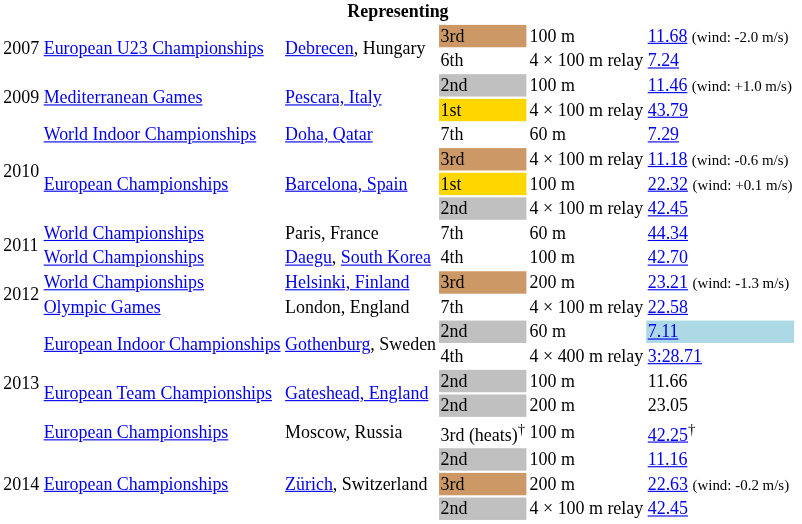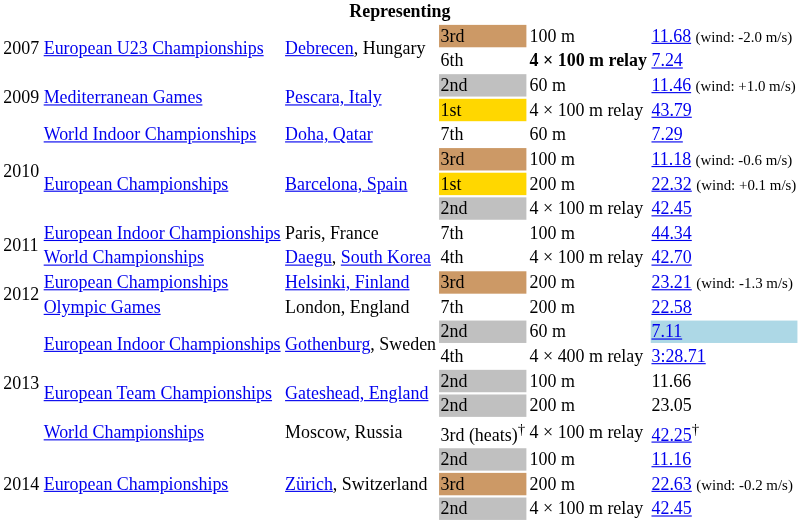(586, 60) normal -> (588, 60) bold
(552, 85) 100 m -> (548, 85) 60 m
(586, 159) 4 × 100 m relay -> (552, 159) 100 m
(552, 183) 100 m -> (552, 183) 200 m
(124, 233) World Championships -> (162, 233) European Indoor Championships
(548, 233) 60 m -> (552, 233) 100 m
(552, 257) 100 m -> (586, 257) 4 × 100 m relay
(124, 282) World Championships -> (136, 282) European Championships
(586, 307) 4 × 100 m relay -> (552, 307) 200 m
(136, 432) European Championships -> (124, 432) World Championships
(552, 432) 100 m -> (586, 432) 4 × 100 m relay
